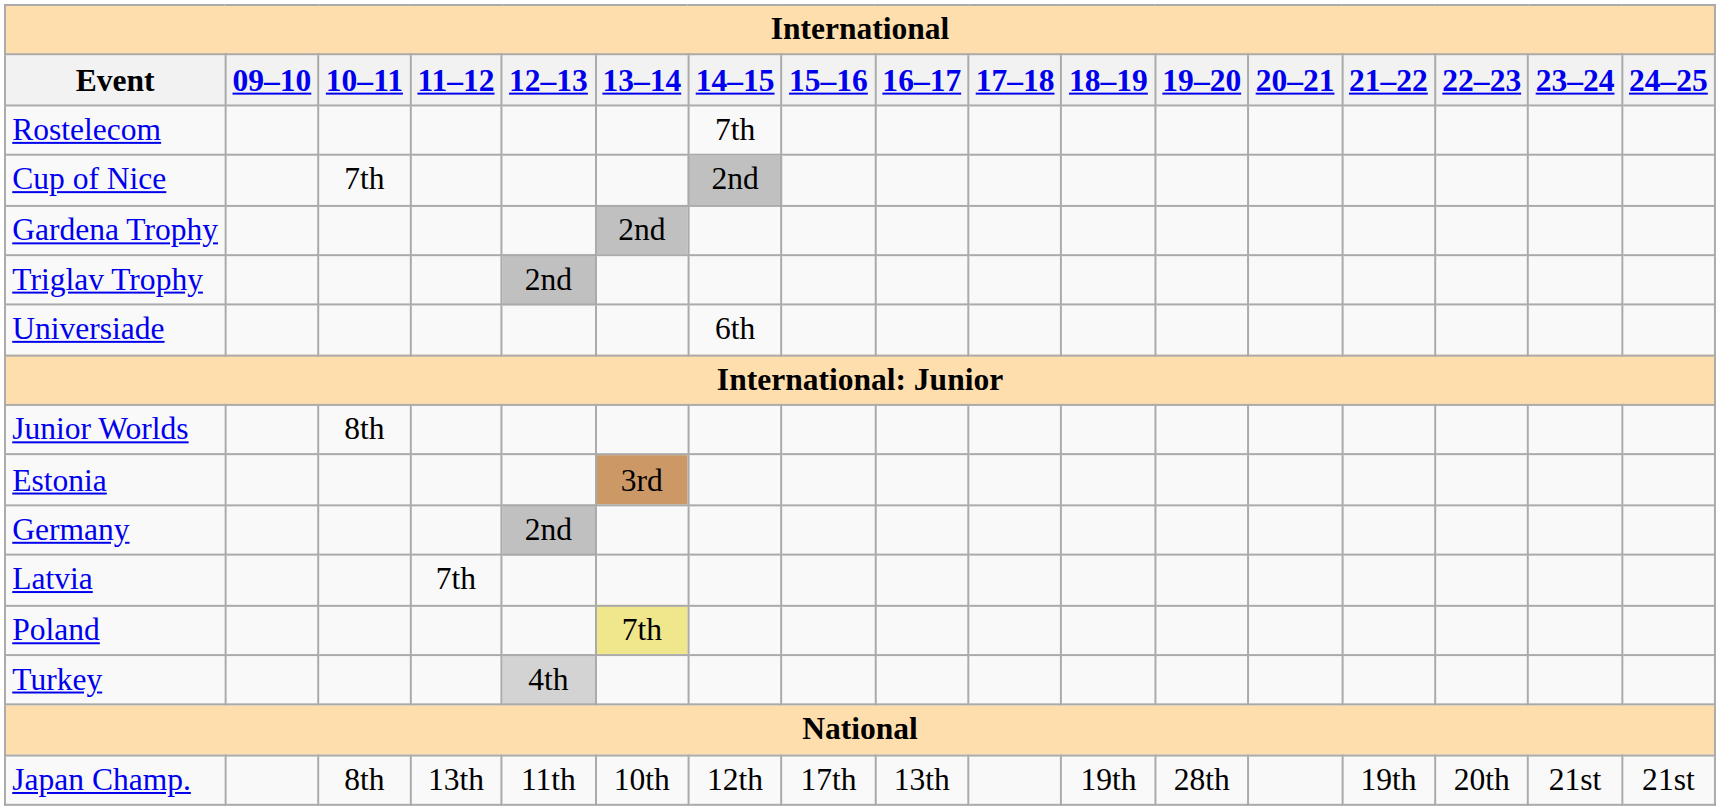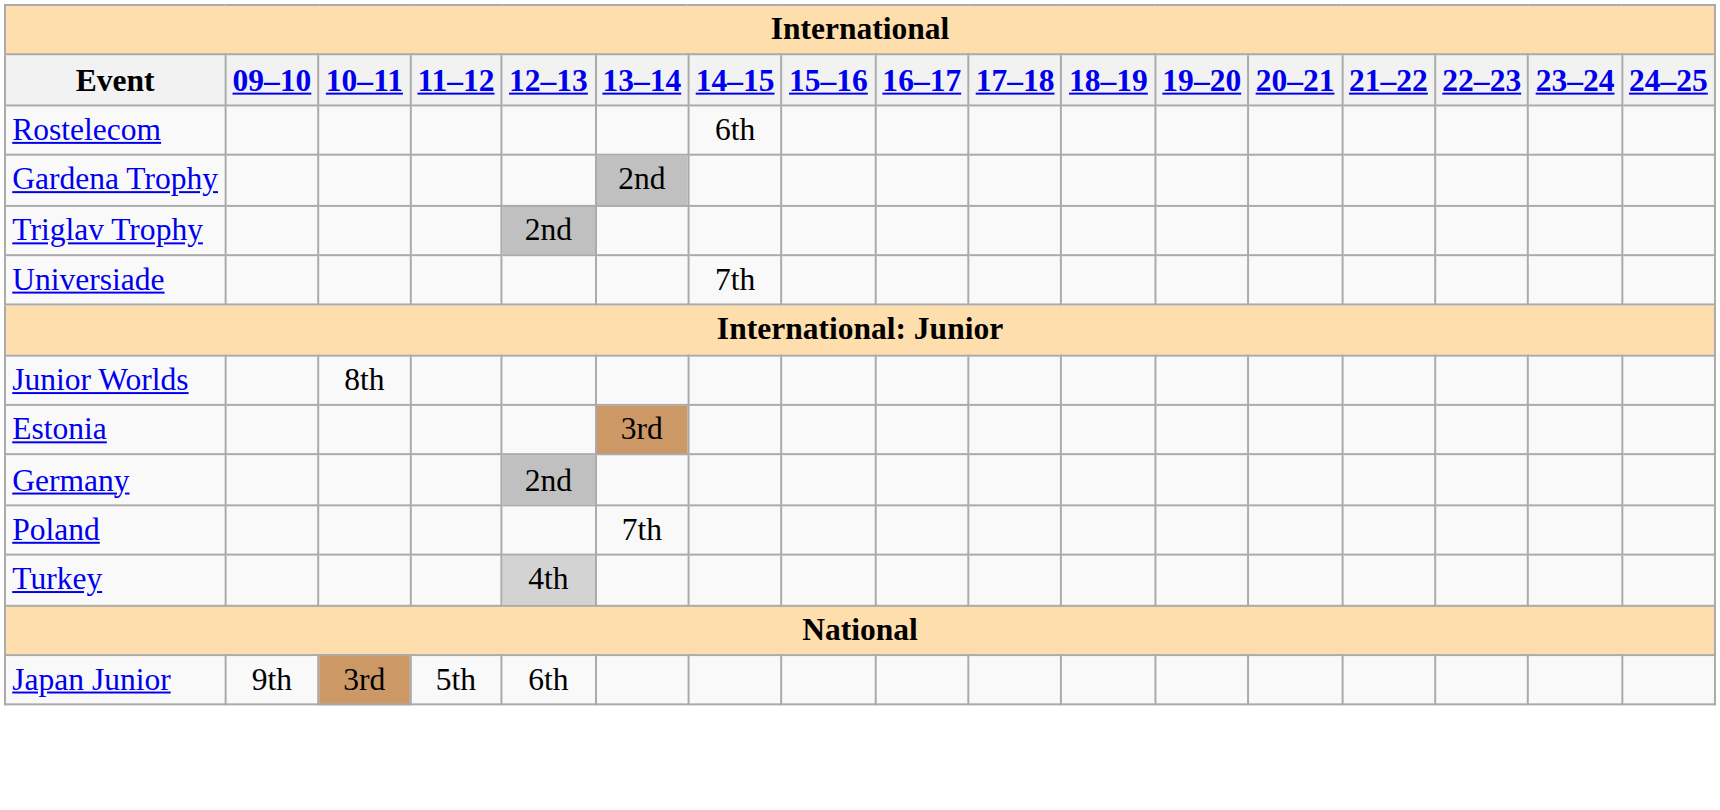(735, 129) 7th -> (735, 129) 6th
- row: (89, 179)
(735, 329) 6th -> (735, 279) 7th
- row: (53, 579)
(642, 629) khaki background -> (642, 529) no background
- row: (102, 779)
+ row: (91, 679)
